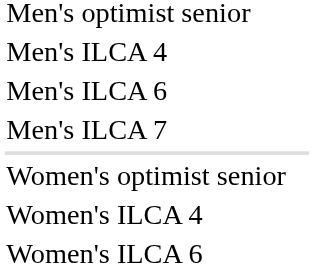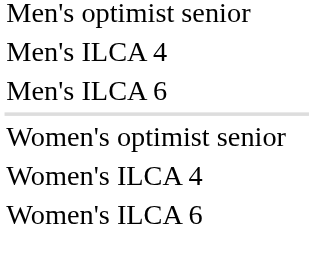- row: (87, 129)
